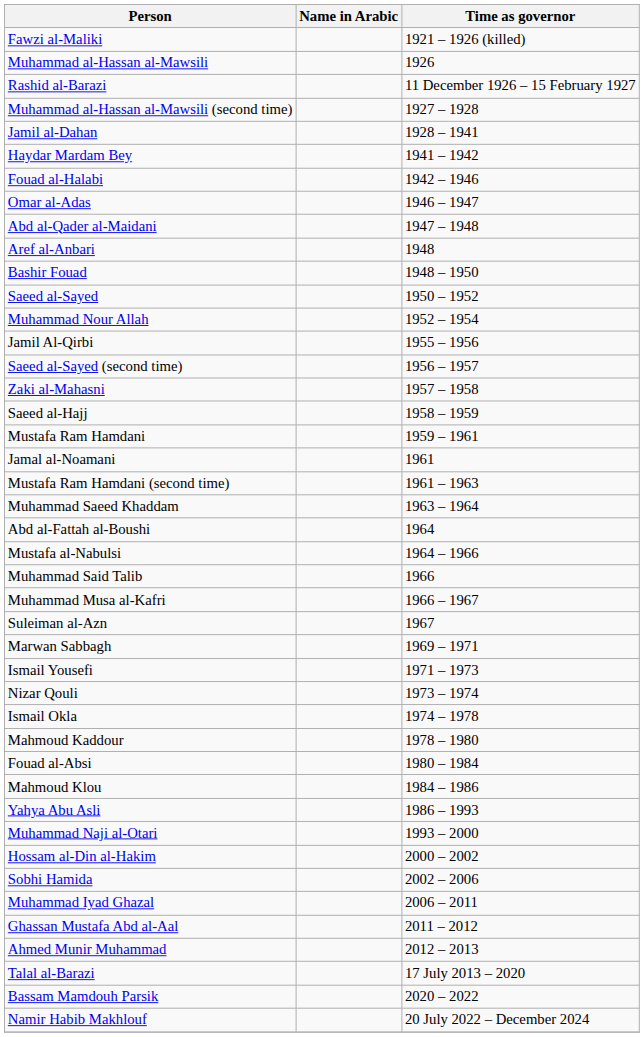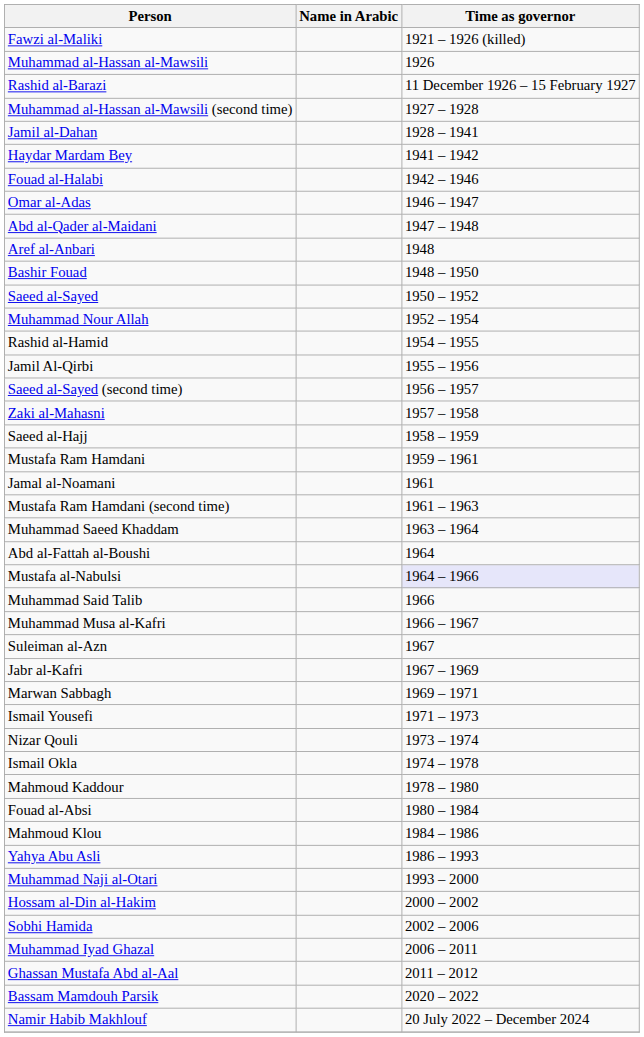+ row: (58, 343)
(442, 553) no background -> (442, 576) lavender background
+ row: (45, 669)
- row: (87, 949)
- row: (51, 973)
